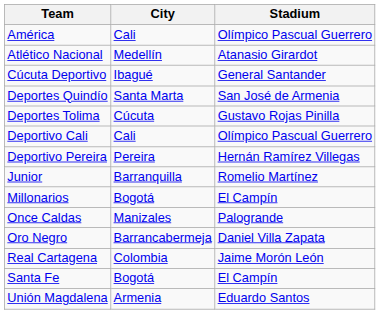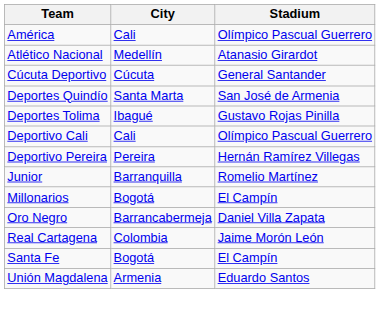(133, 75) Ibagué -> (134, 75) Cúcuta
(134, 116) Cúcuta -> (133, 116) Ibagué
- row: (44, 217)
